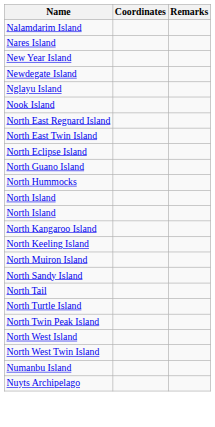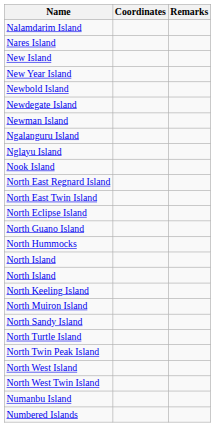+ row: (29, 58)
+ row: (38, 89)
+ row: (37, 120)
+ row: (43, 136)
- row: (52, 228)
- row: (27, 290)
+ row: (42, 414)
- row: (43, 383)
